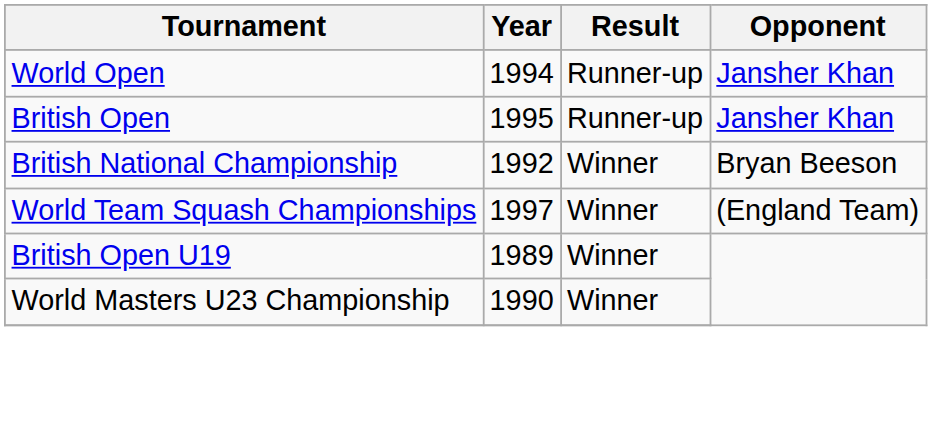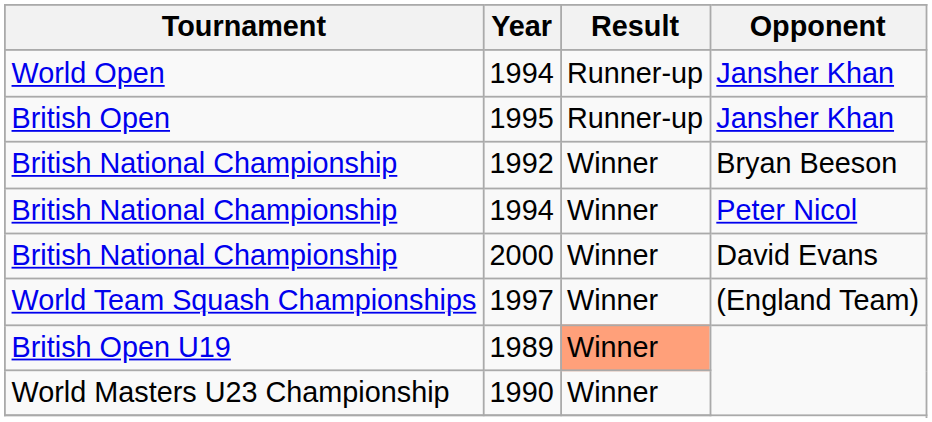+ row: (204, 210)
+ row: (204, 255)
(613, 255) no background -> (613, 347) lightsalmon background
